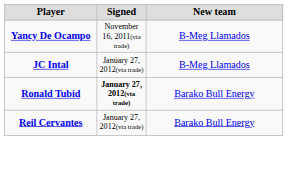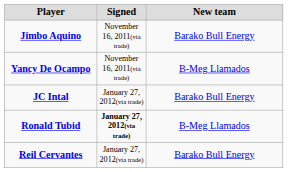+ row: (51, 36)
(214, 65) B-Meg Llamados -> (214, 97) Barako Bull Energy
(214, 93) Barako Bull Energy -> (214, 126) B-Meg Llamados
